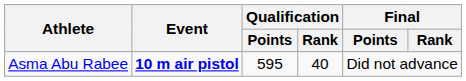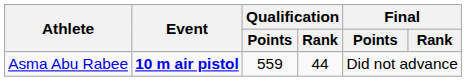(270, 64) 595 -> (270, 64) 559
(320, 64) 40 -> (320, 64) 44
